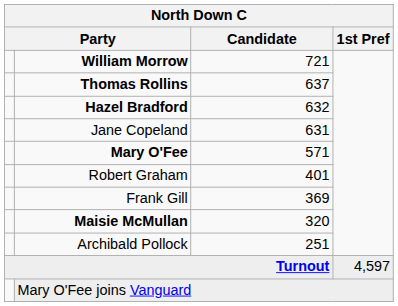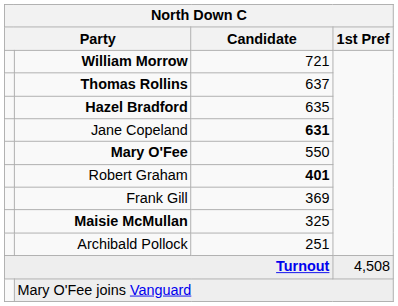(317, 107) 632 -> (317, 107) 635
(317, 130) normal -> (317, 130) bold
(317, 152) 571 -> (317, 152) 550
(317, 175) normal -> (317, 175) bold
(317, 221) 320 -> (317, 221) 325
(372, 267) 4,597 -> (372, 267) 4,508
